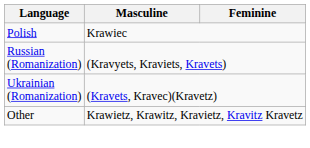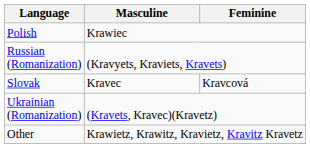+ row: (24, 83)
